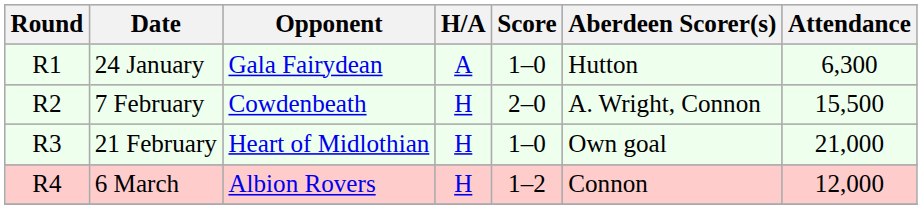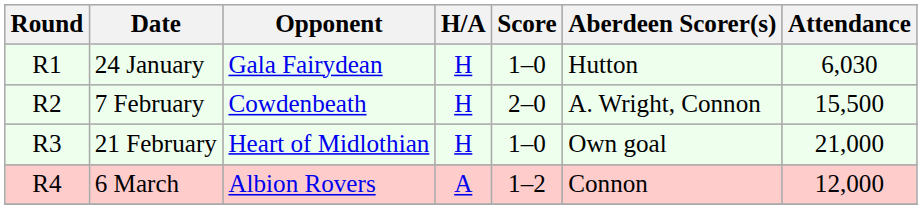(463, 64) A -> (463, 64) H
(849, 64) 6,300 -> (849, 64) 6,030
(463, 183) H -> (463, 183) A
